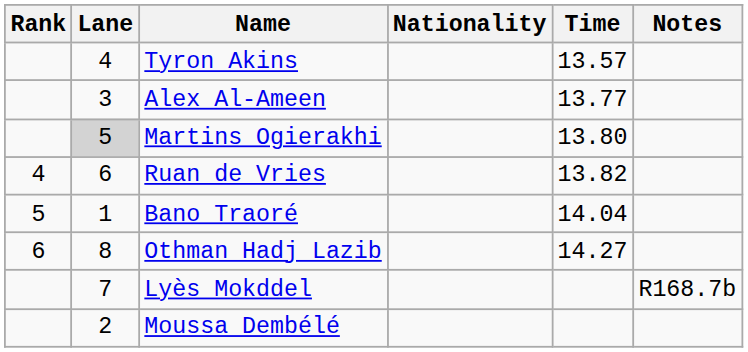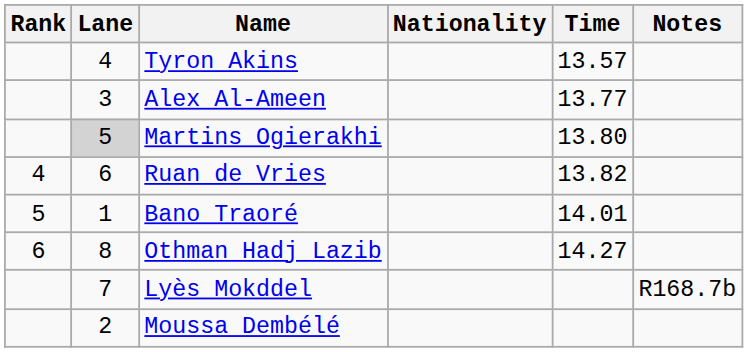(592, 213) 14.04 -> (592, 213) 14.01
